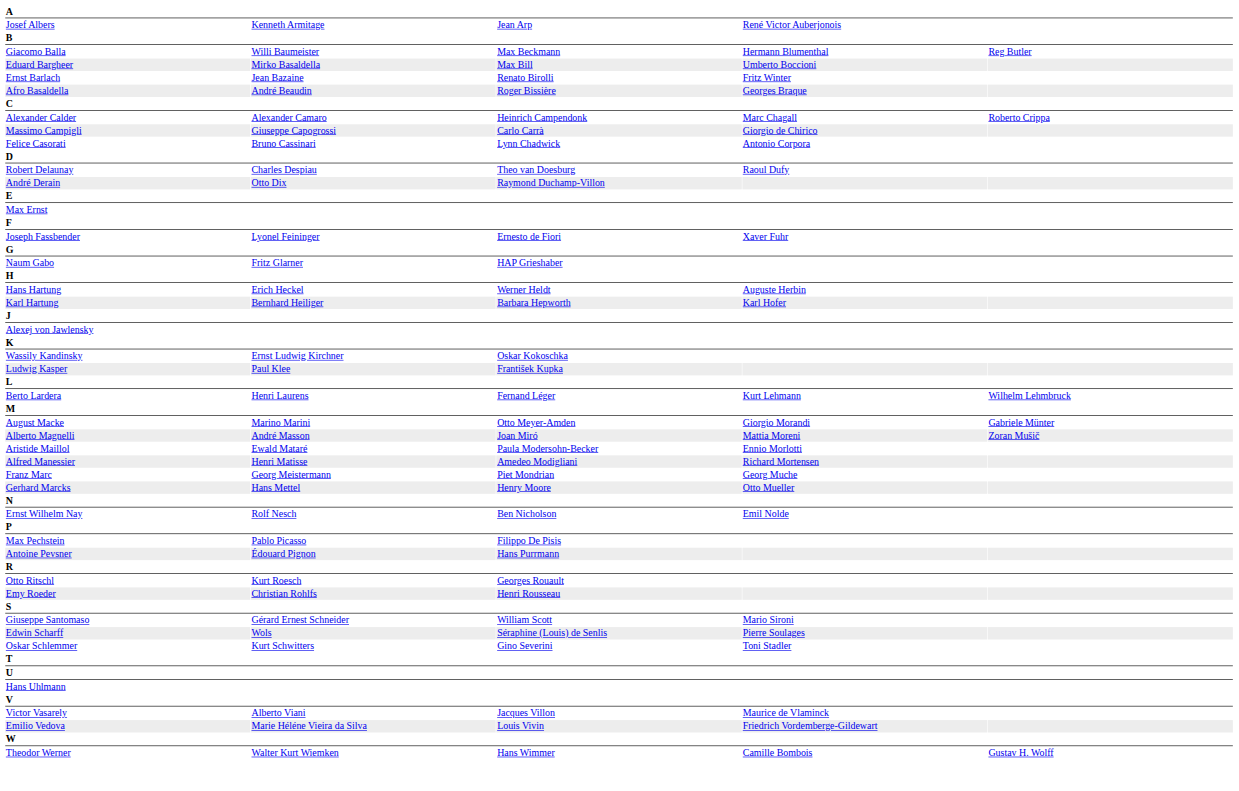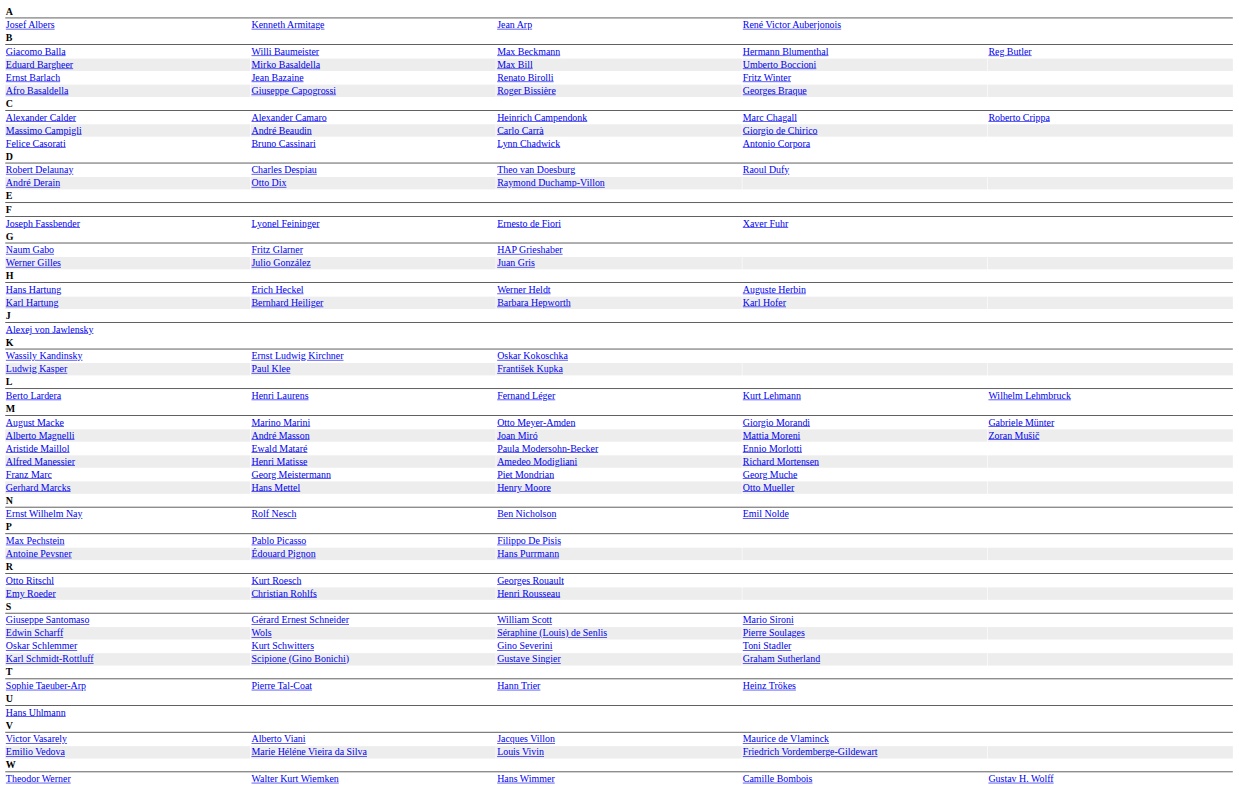(282, 90) André Beaudin -> (294, 90) Giuseppe Capogrossi
(294, 130) Giuseppe Capogrossi -> (282, 130) André Beaudin
- row: (27, 210)
+ row: (33, 263)
+ row: (50, 659)
+ row: (46, 686)
